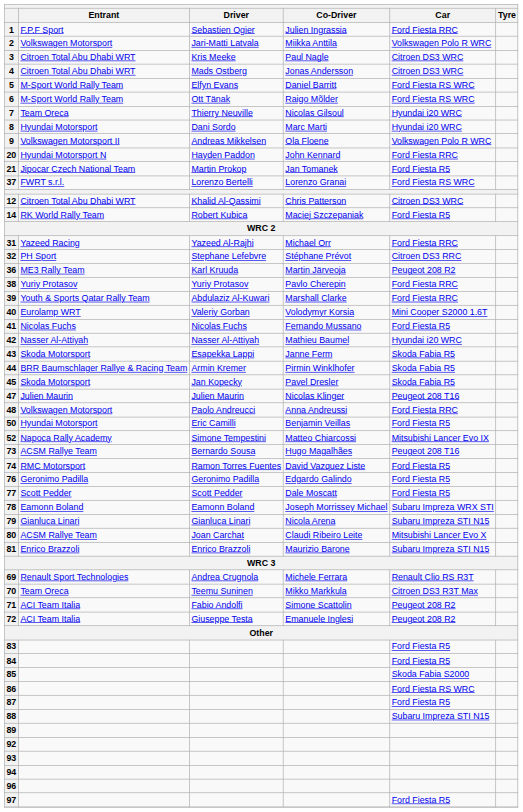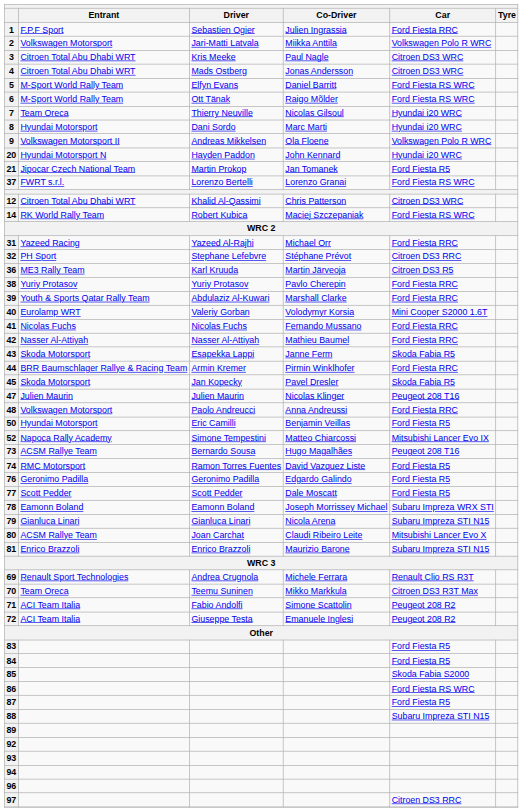(425, 154) Ford Fiesta RRC -> (427, 154) Hyundai i20 WRC
(421, 214) Ford Fiesta R5 -> (433, 214) Ford Fiesta RS WRC
(424, 270) Peugeot 208 R2 -> (423, 270) Citroen DS3 R5
(421, 326) Ford Fiesta R5 -> (425, 326) Ford Fiesta RRC
(427, 340) Hyundai i20 WRC -> (425, 340) Ford Fiesta RRC
(423, 368) Skoda Fabia R5 -> (425, 368) Ford Fiesta RRC
(421, 800) Ford Fiesta R5 -> (427, 800) Citroen DS3 RRC
